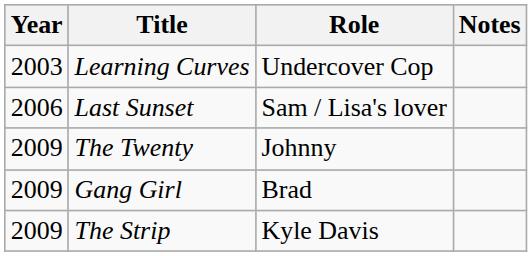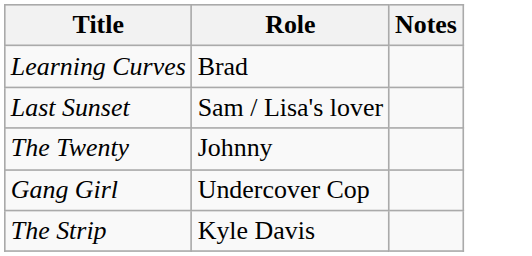- column: (37, 25)
(347, 66) Undercover Cop -> (223, 66) Brad
(287, 189) Brad -> (284, 189) Undercover Cop
